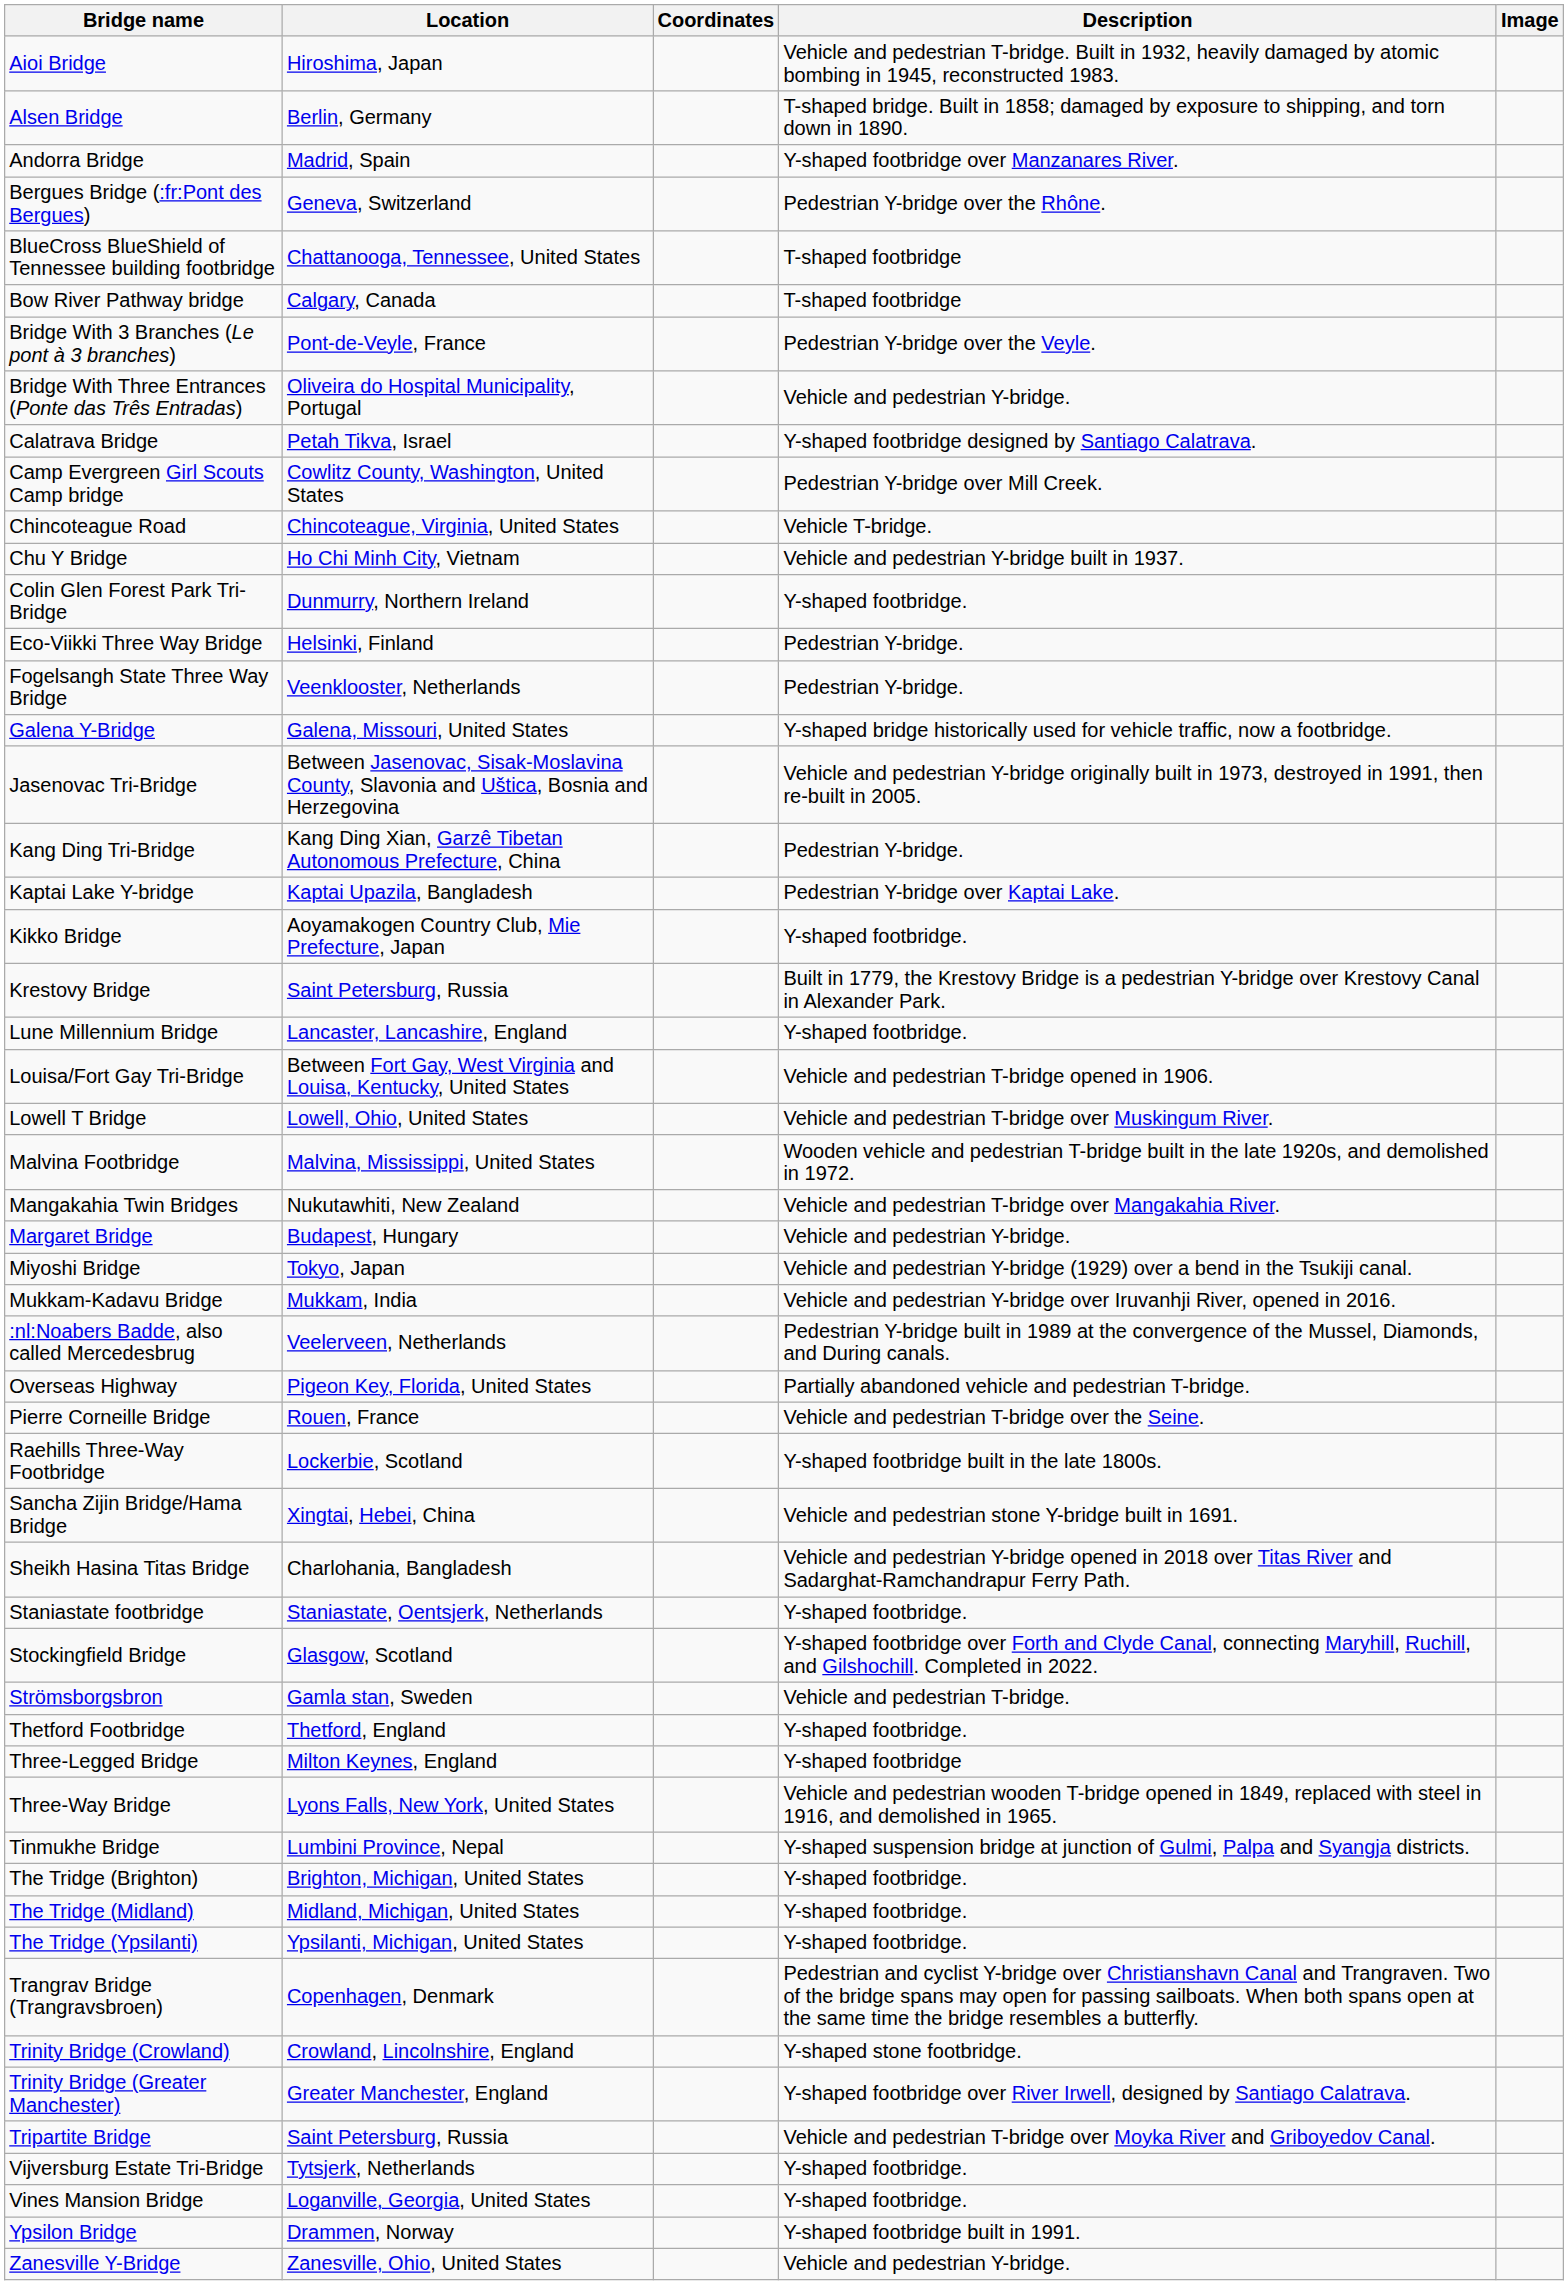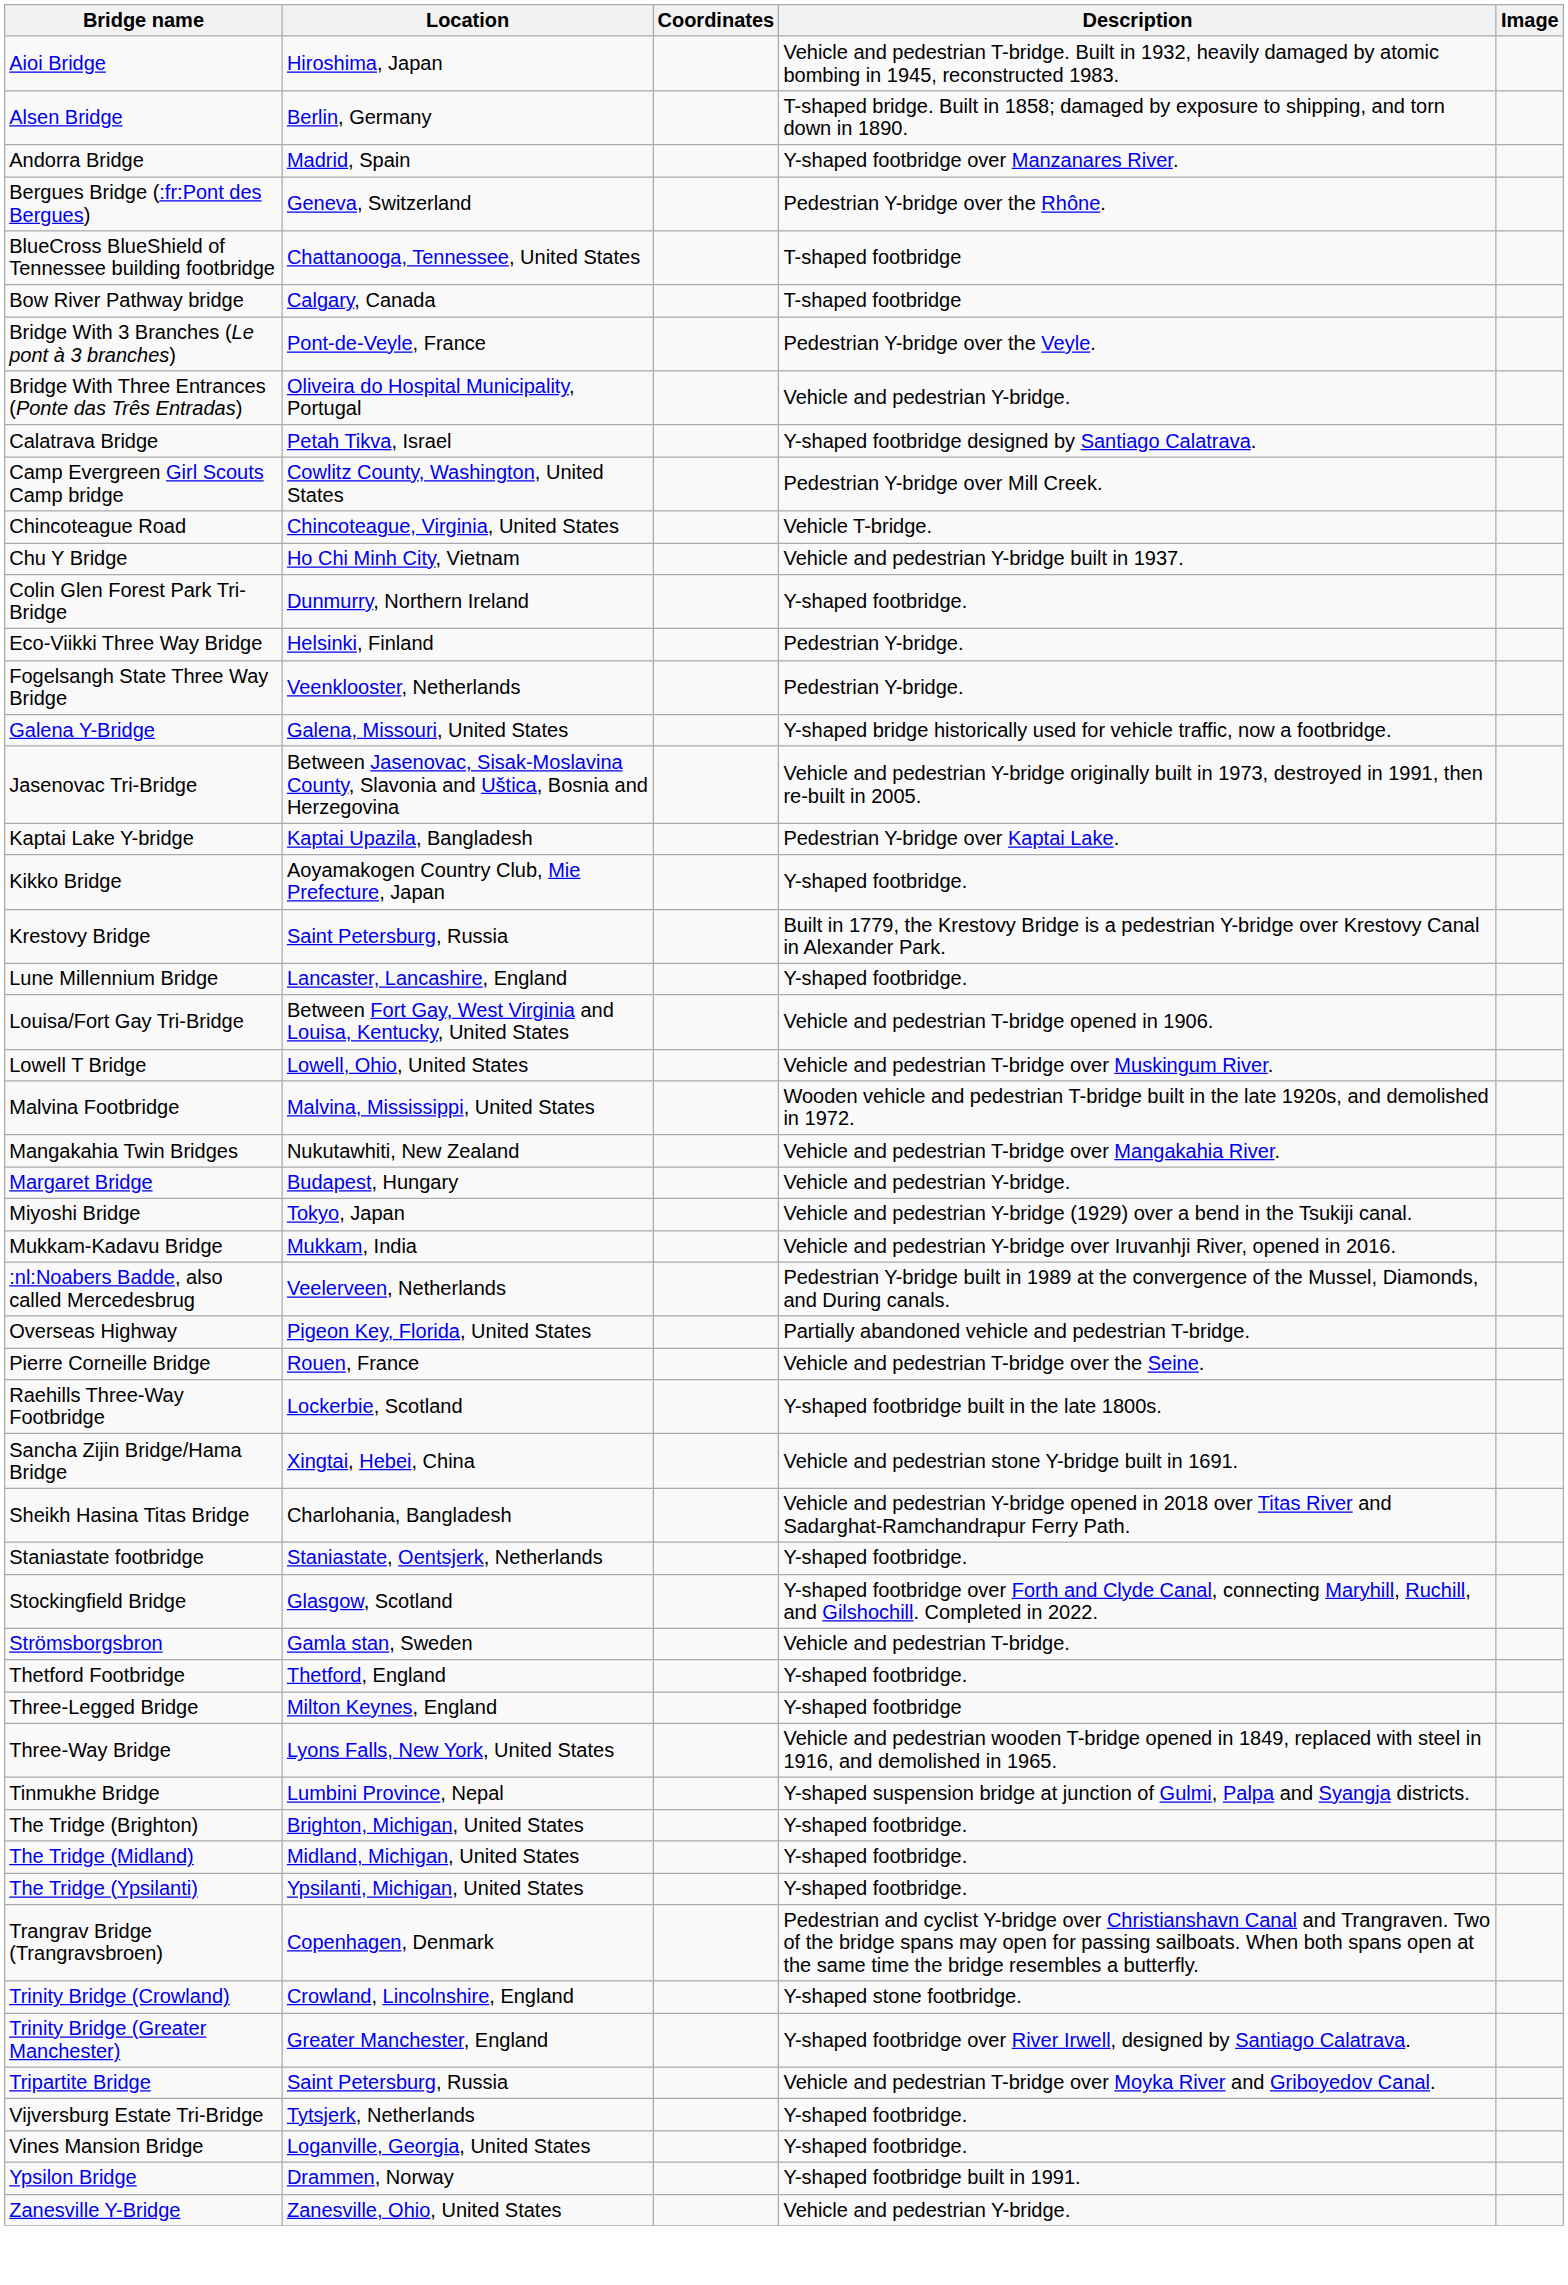- row: (102, 850)
